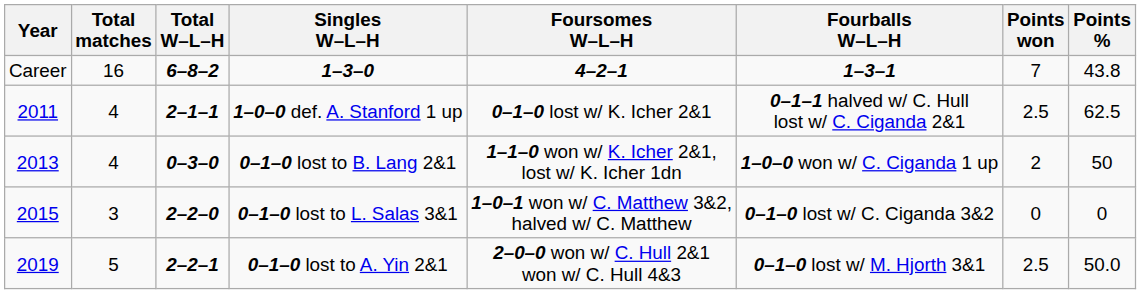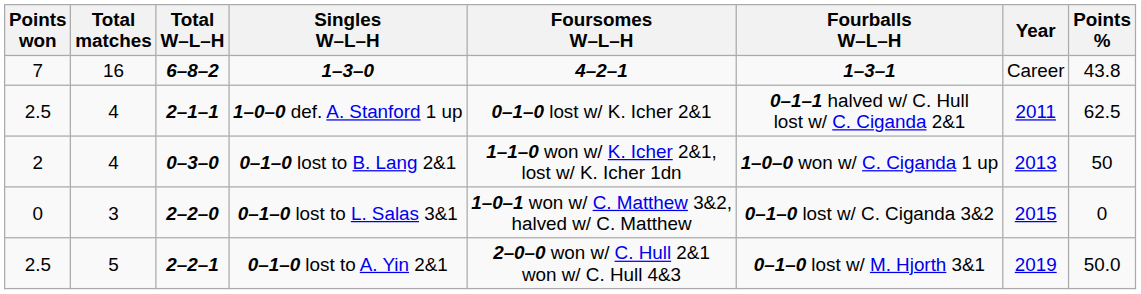columns swapped: (38, 30) <-> (1036, 30)
